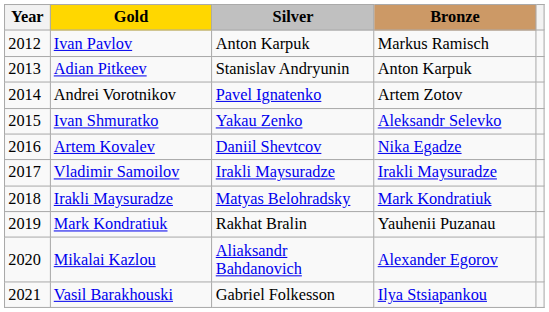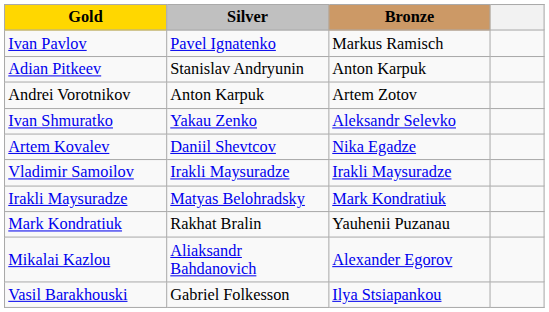- column: (27, 17)
(263, 43) Anton Karpuk -> (223, 43) Pavel Ignatenko
(269, 95) Pavel Ignatenko -> (217, 95) Anton Karpuk
